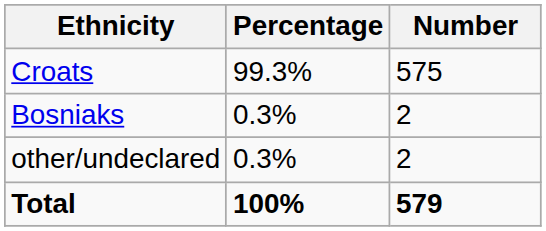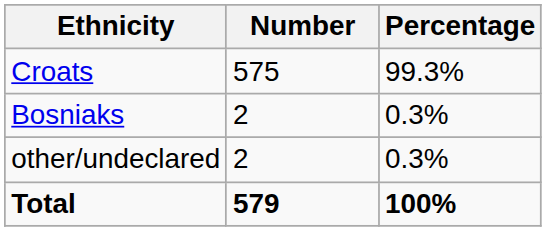columns swapped: (466, 26) <-> (308, 26)
